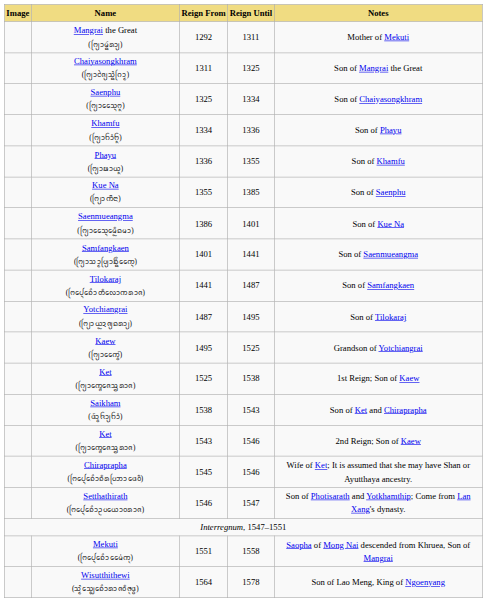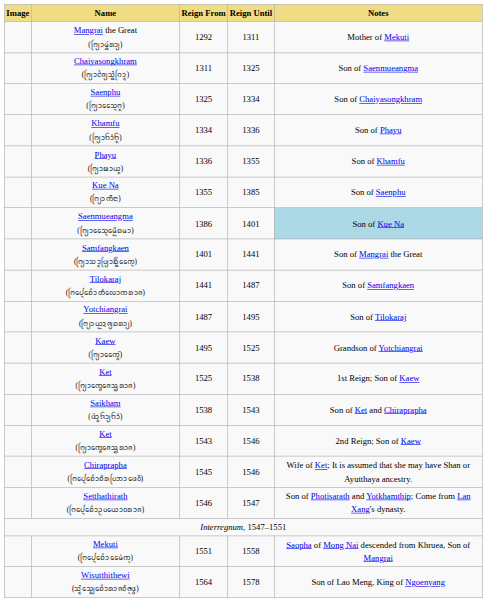(378, 69) Son of Mangrai the Great -> (378, 69) Son of Saenmueangma
(378, 224) no background -> (378, 224) lightblue background
(378, 255) Son of Saenmueangma -> (378, 255) Son of Mangrai the Great
